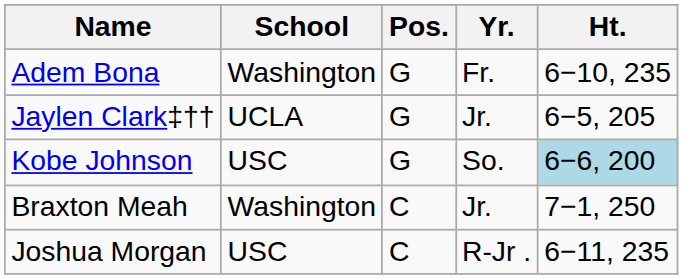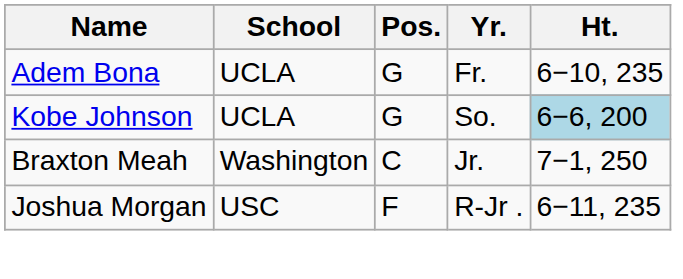(302, 71) Washington -> (257, 71) UCLA
- row: (113, 116)
(257, 161) USC -> (257, 116) UCLA
(399, 251) C -> (390, 206) F
